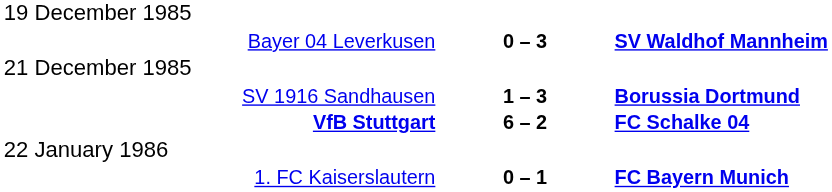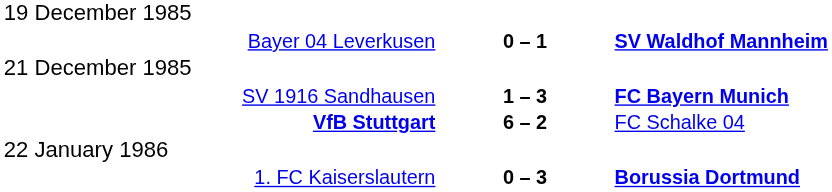(525, 41) 0 – 3 -> (525, 41) 0 – 1
(707, 96) Borussia Dortmund -> (702, 96) FC Bayern Munich
(682, 122) bold -> (680, 122) normal
(525, 178) 0 – 1 -> (525, 178) 0 – 3
(702, 178) FC Bayern Munich -> (707, 178) Borussia Dortmund
